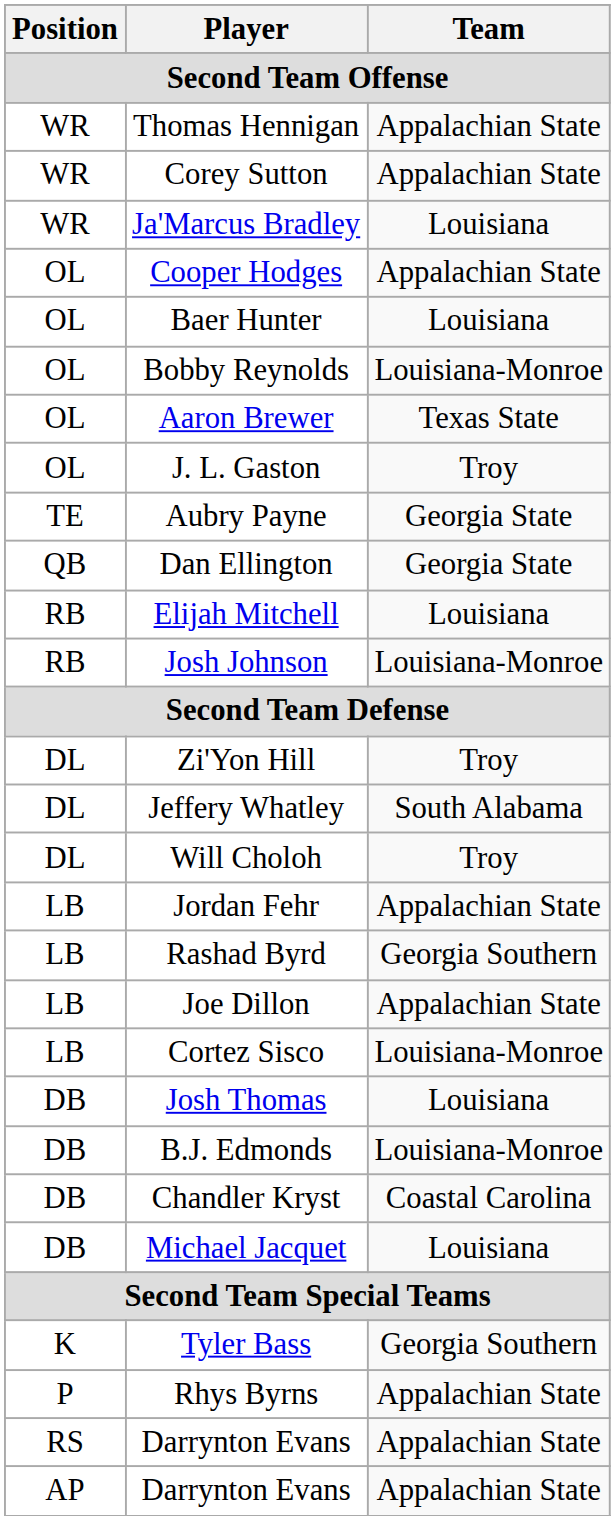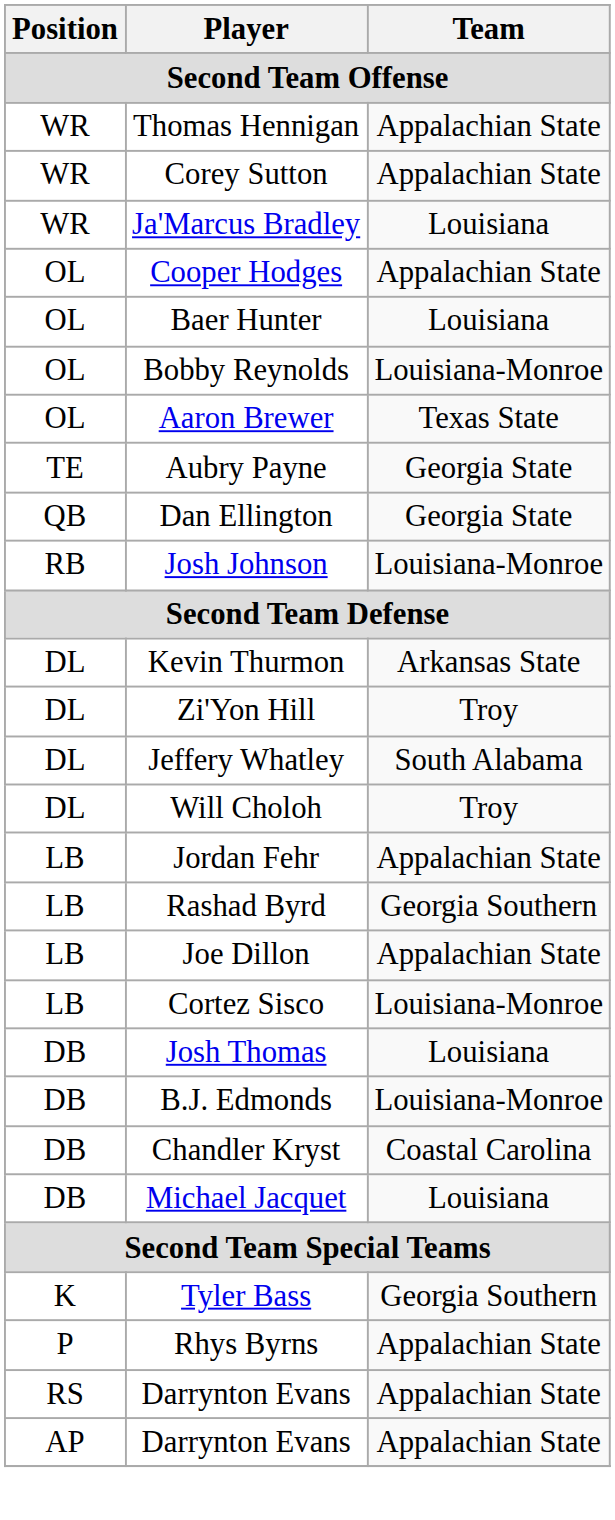- row: (65, 467)
- row: (65, 613)
+ row: (65, 662)
